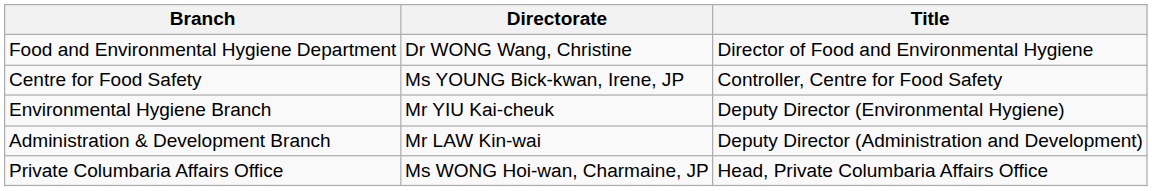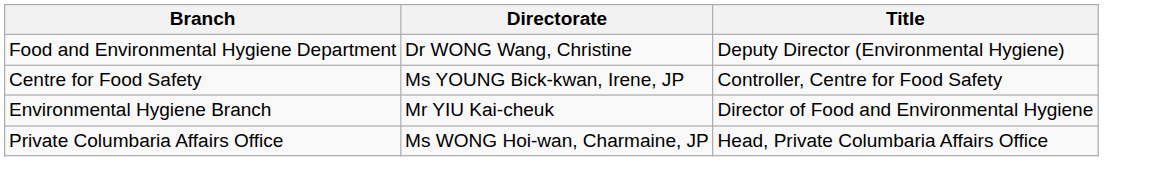(905, 49) Director of Food and Environmental Hygiene -> (891, 49) Deputy Director (Environmental Hygiene)
(891, 110) Deputy Director (Environmental Hygiene) -> (905, 110) Director of Food and Environmental Hygiene
- row: (170, 140)
